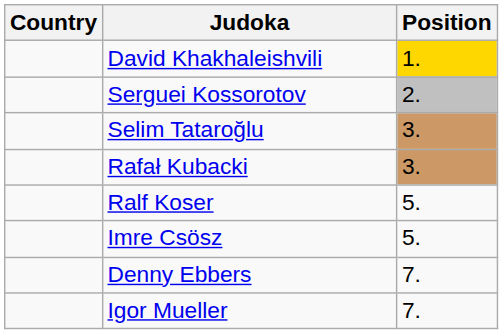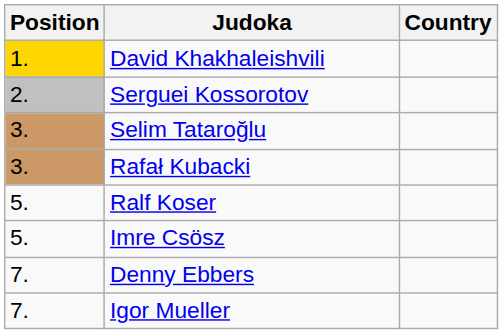columns swapped: (447, 22) <-> (53, 22)
